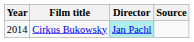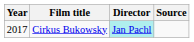(17, 29) 2014 -> (17, 29) 2017
